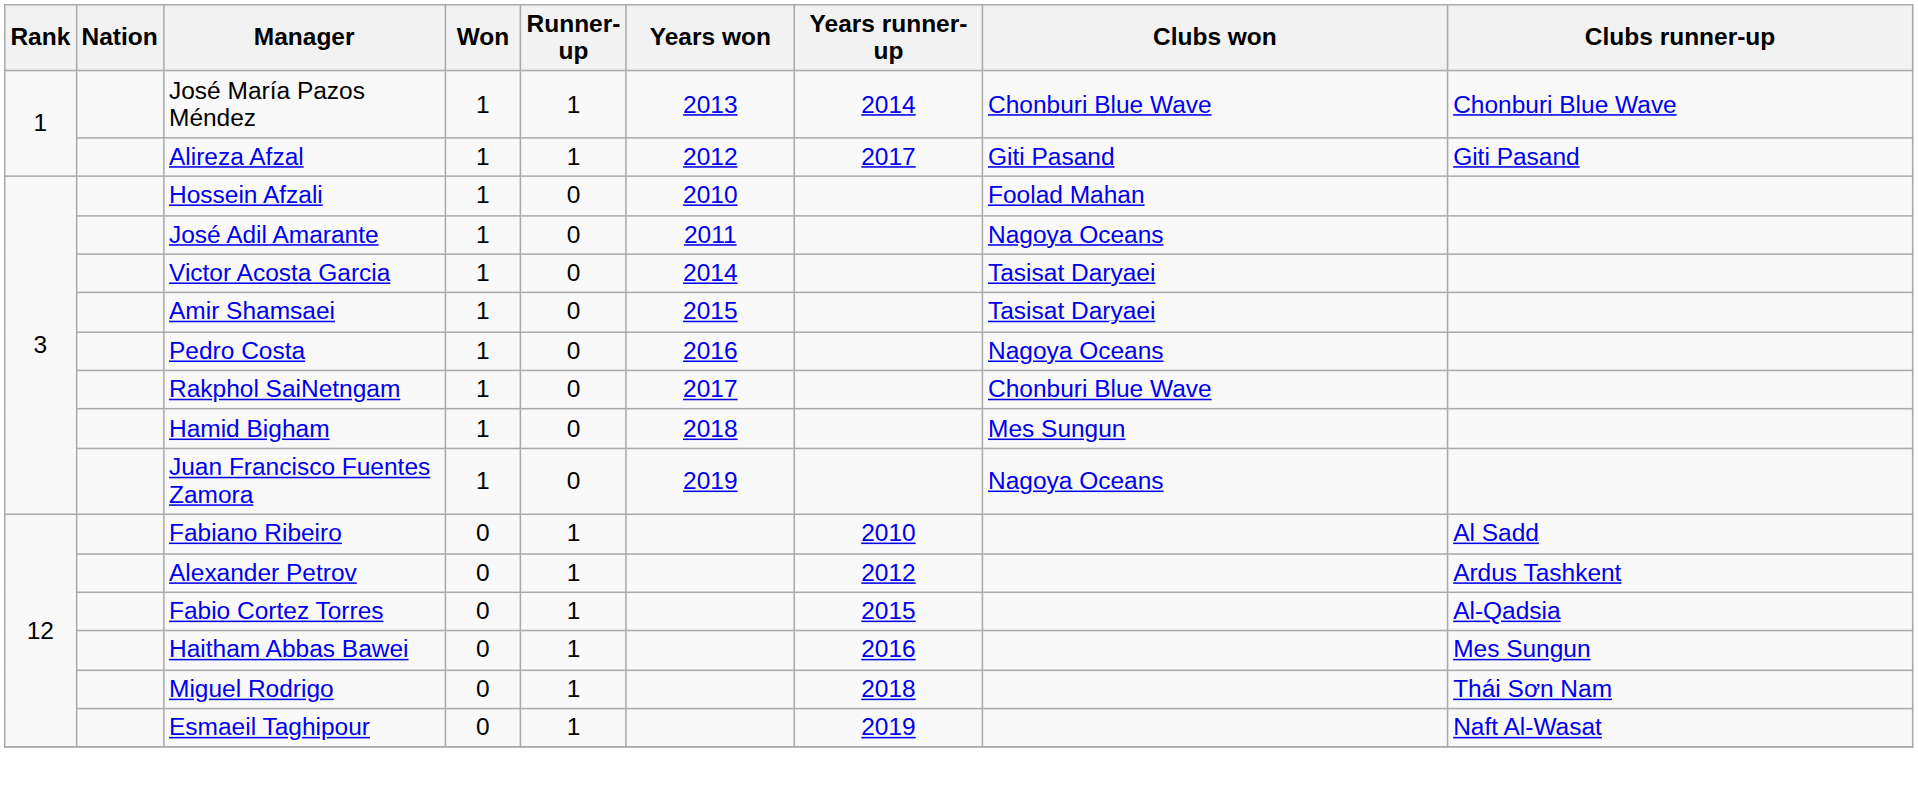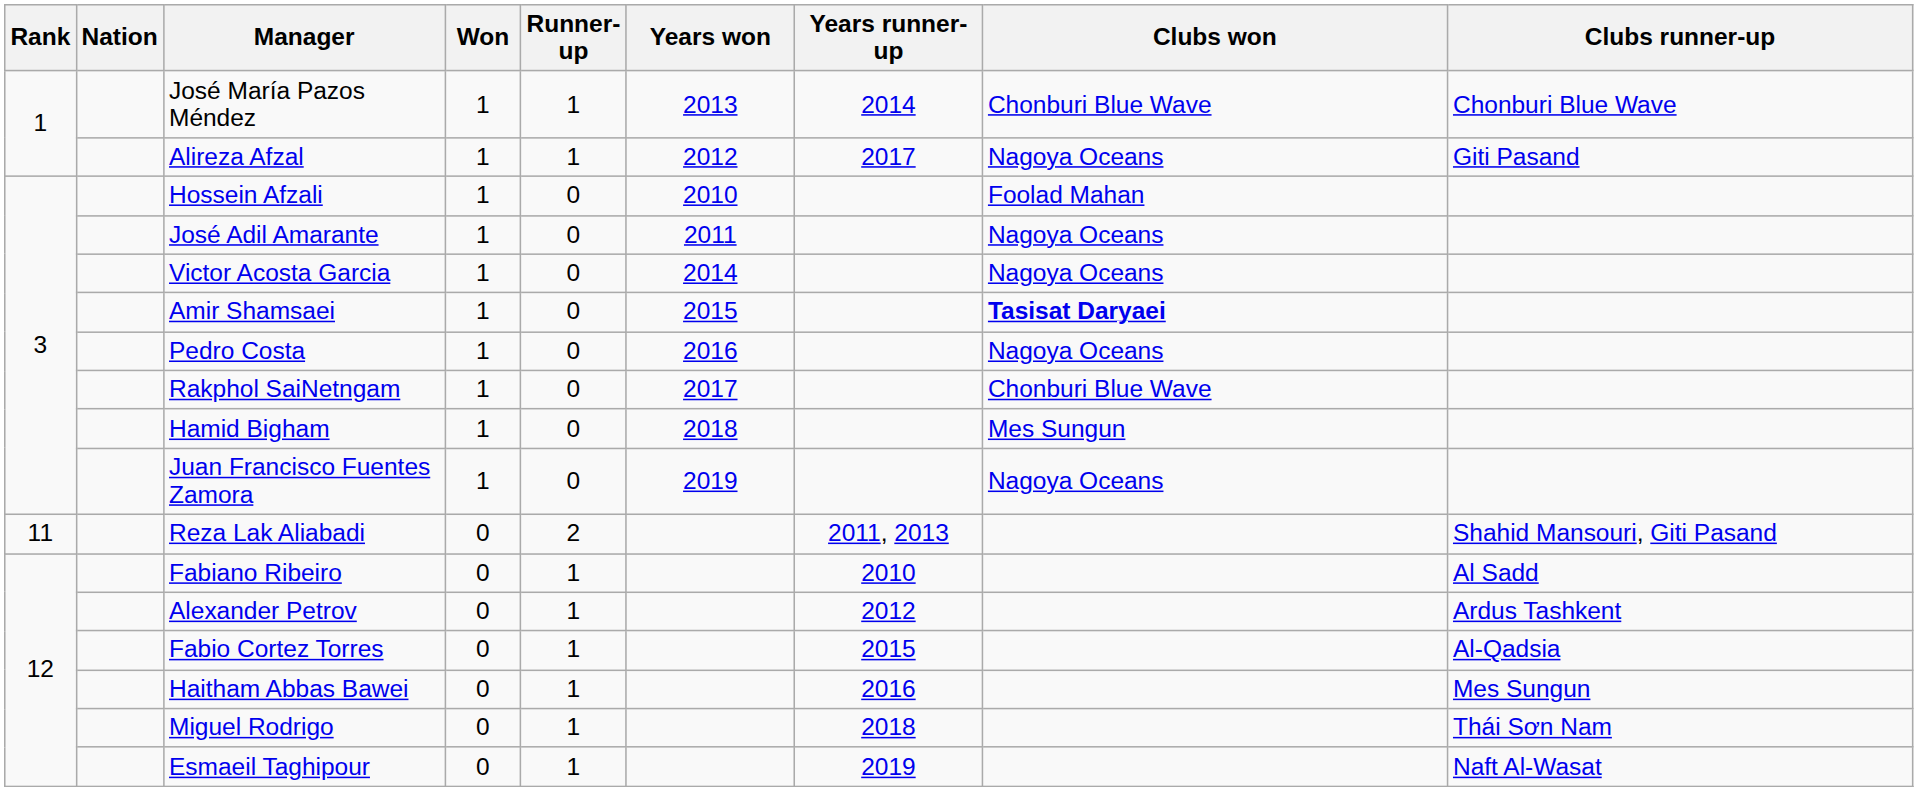(1051, 156) Giti Pasand -> (1076, 156) Nagoya Oceans
(1072, 273) Tasisat Daryaei -> (1076, 273) Nagoya Oceans
(1072, 311) normal -> (1077, 311) bold
+ row: (267, 533)
